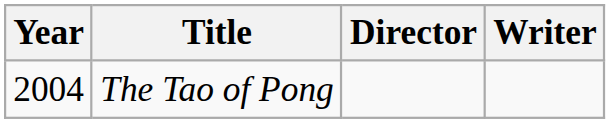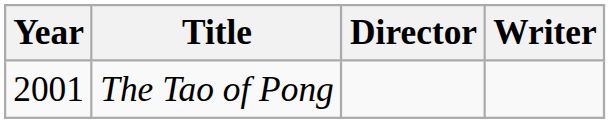(49, 88) 2004 -> (49, 88) 2001
